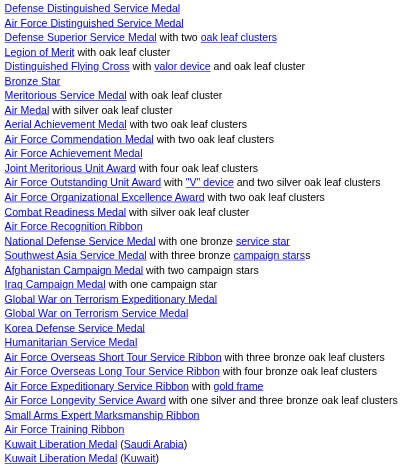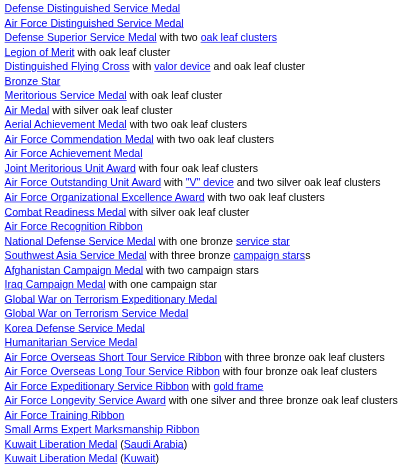rows swapped: (102, 415) <-> (64, 430)
